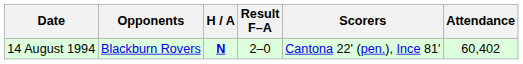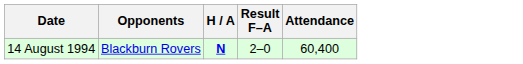- column: (363, 21)
(481, 48) 60,402 -> (320, 48) 60,400
